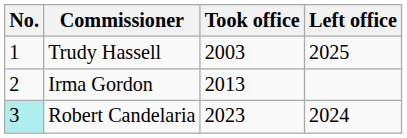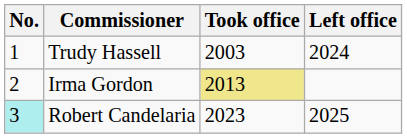(329, 52) 2025 -> (329, 52) 2024
(225, 84) no background -> (225, 84) khaki background
(329, 116) 2024 -> (329, 116) 2025
